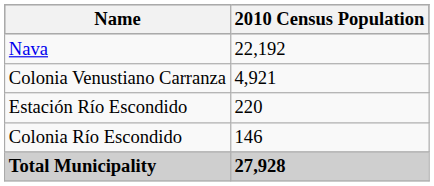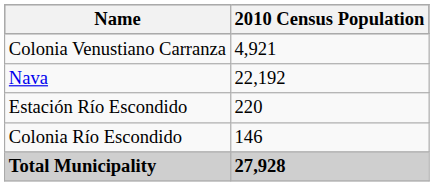rows swapped: (28, 48) <-> (117, 78)
